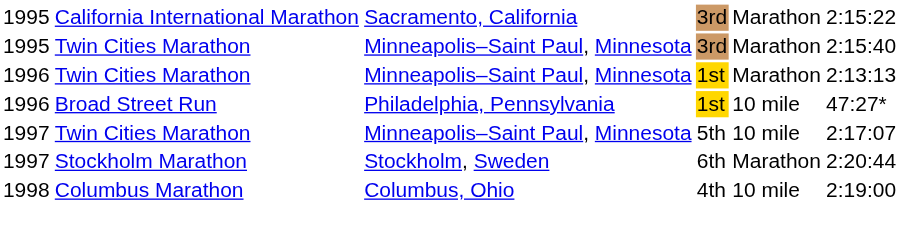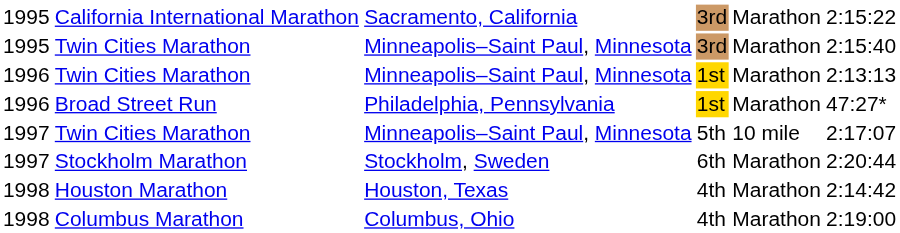(766, 104) 10 mile -> (777, 104) Marathon
+ row: (141, 190)
(766, 190) 10 mile -> (777, 219) Marathon
